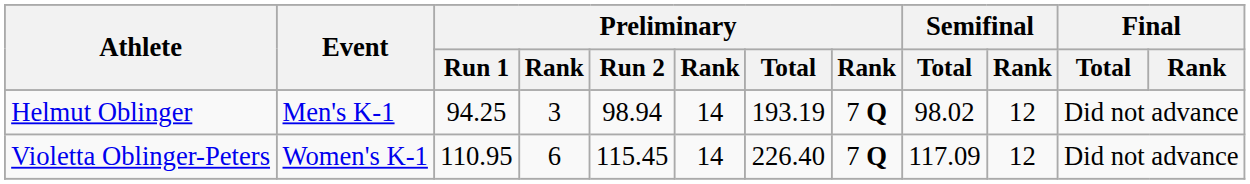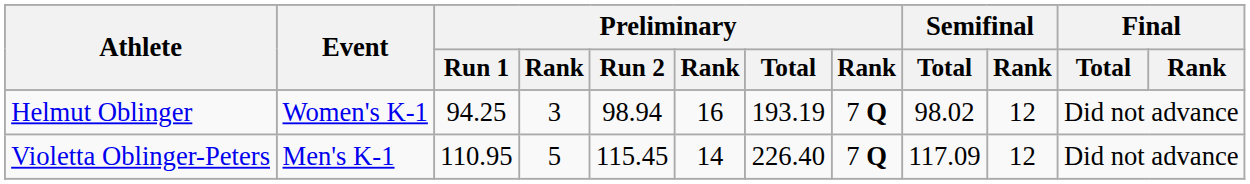(339, 112) Men's K-1 -> (355, 112) Women's K-1
(710, 112) 14 -> (710, 112) 16
(355, 156) Women's K-1 -> (339, 156) Men's K-1
(554, 156) 6 -> (554, 156) 5
